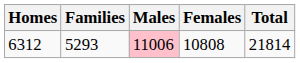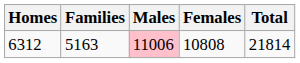(82, 44) 5293 -> (82, 44) 5163
